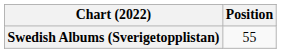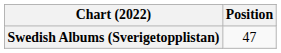(249, 37) 55 -> (249, 37) 47
